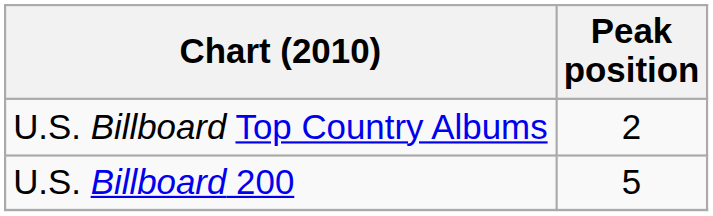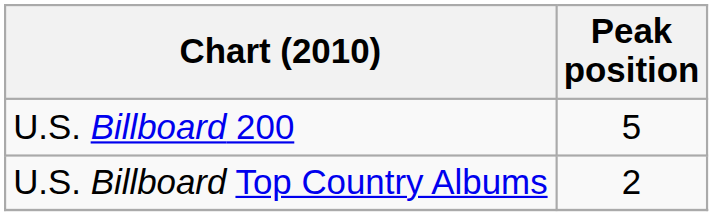rows swapped: (280, 126) <-> (154, 182)
